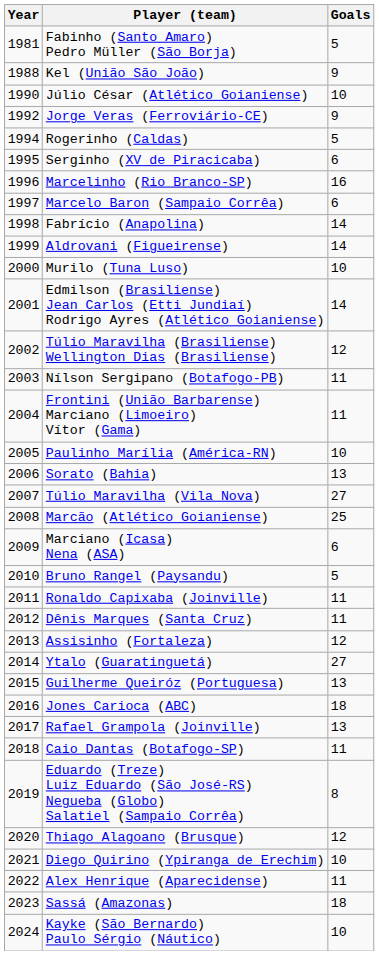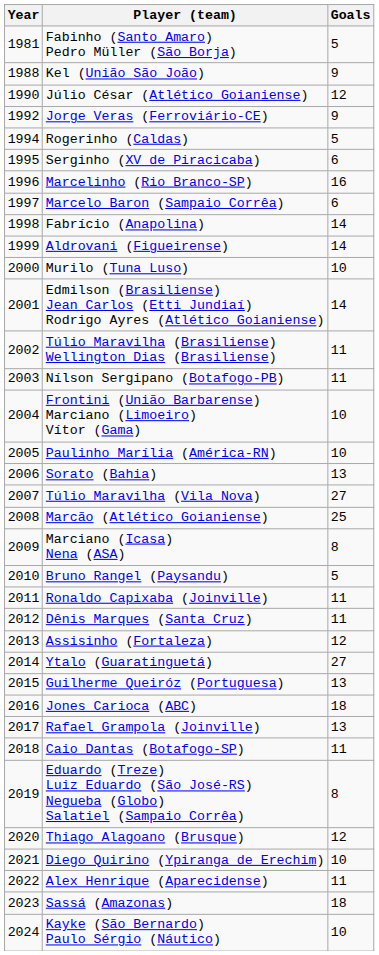(339, 95) 10 -> (339, 95) 12
(339, 350) 12 -> (339, 350) 11
(339, 416) 11 -> (339, 416) 10
(335, 547) 6 -> (335, 547) 8
